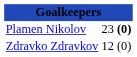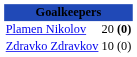(108, 29) 23 -> (108, 29) 20
(108, 46) 12 -> (108, 46) 10
